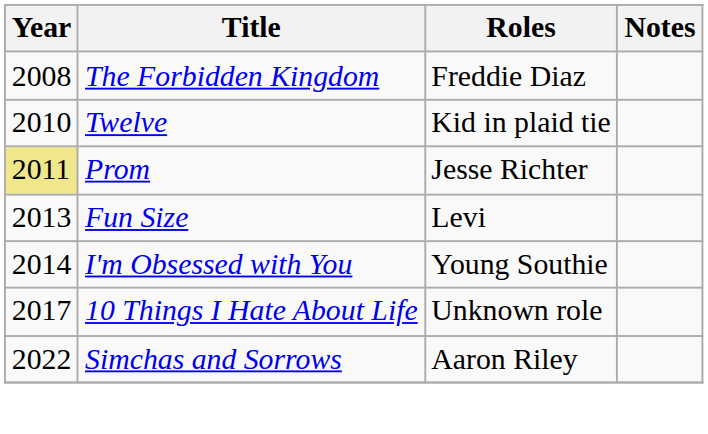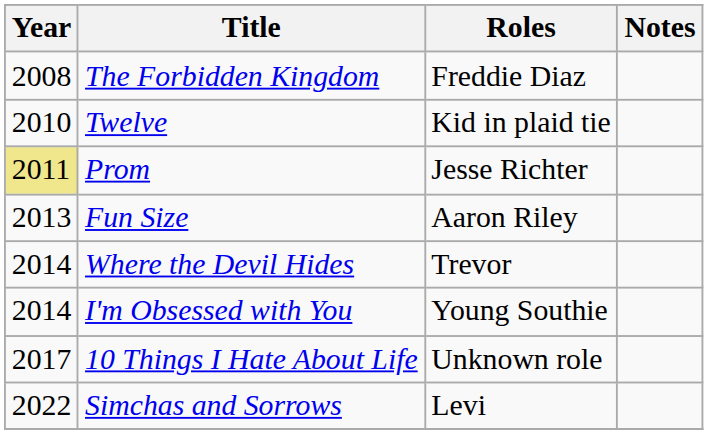(459, 216) Levi -> (505, 216) Aaron Riley
+ row: (220, 264)
(505, 358) Aaron Riley -> (459, 405) Levi
